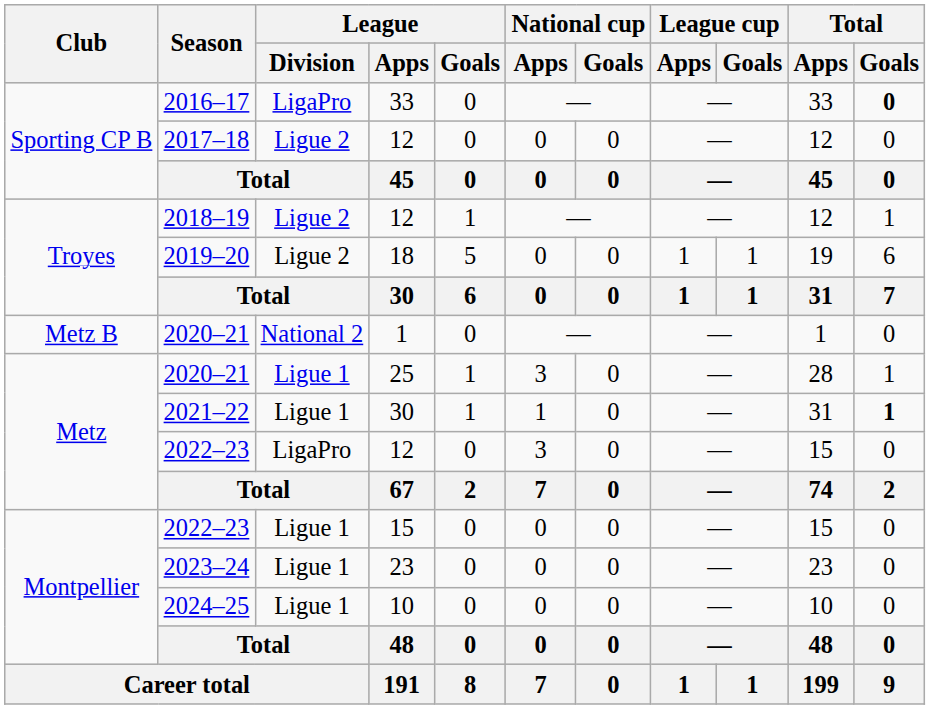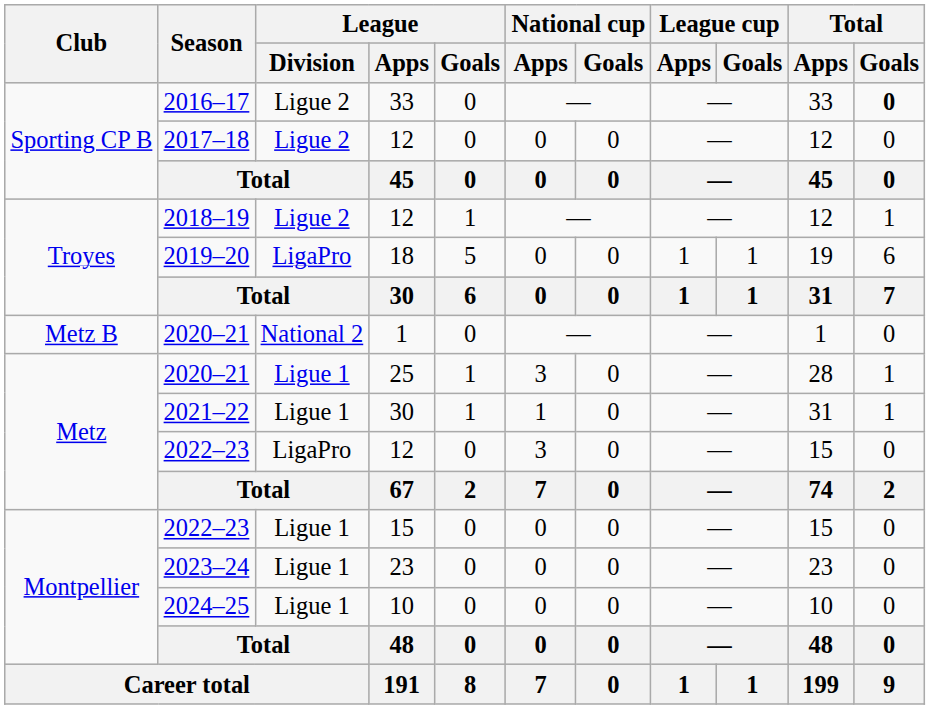(312, 101) LigaPro -> (312, 101) Ligue 2
(312, 256) Ligue 2 -> (312, 256) LigaPro
(889, 412) bold -> (889, 412) normal
